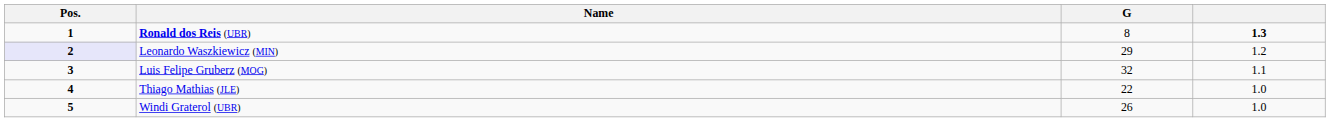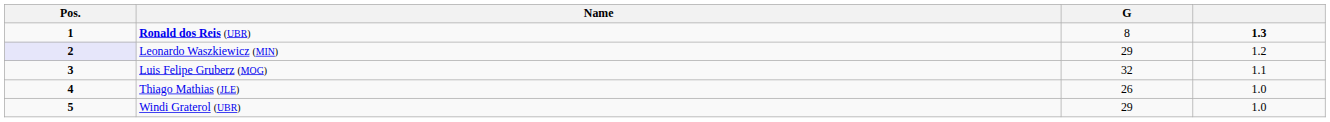(1127, 88) 22 -> (1127, 88) 26
(1127, 107) 26 -> (1127, 107) 29
